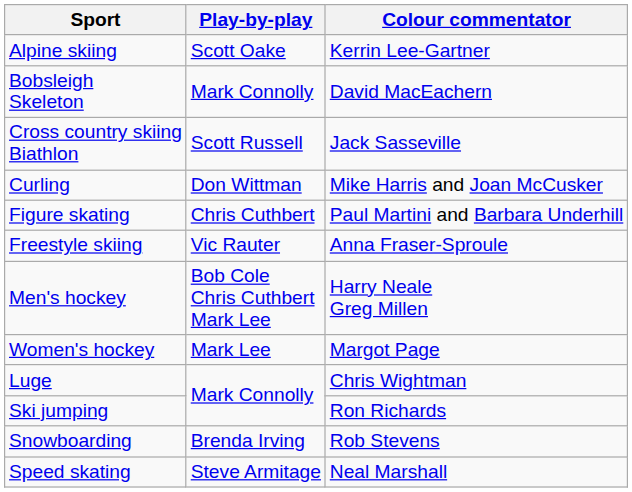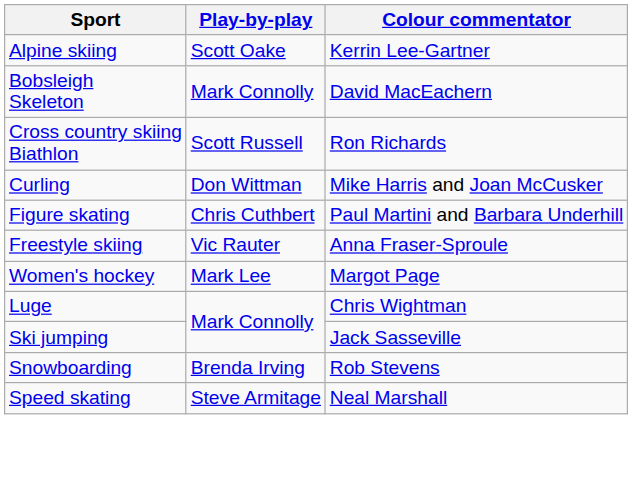(395, 143) Jack Sasseville -> (388, 143) Ron Richards
- row: (67, 297)
(388, 410) Ron Richards -> (395, 336) Jack Sasseville
